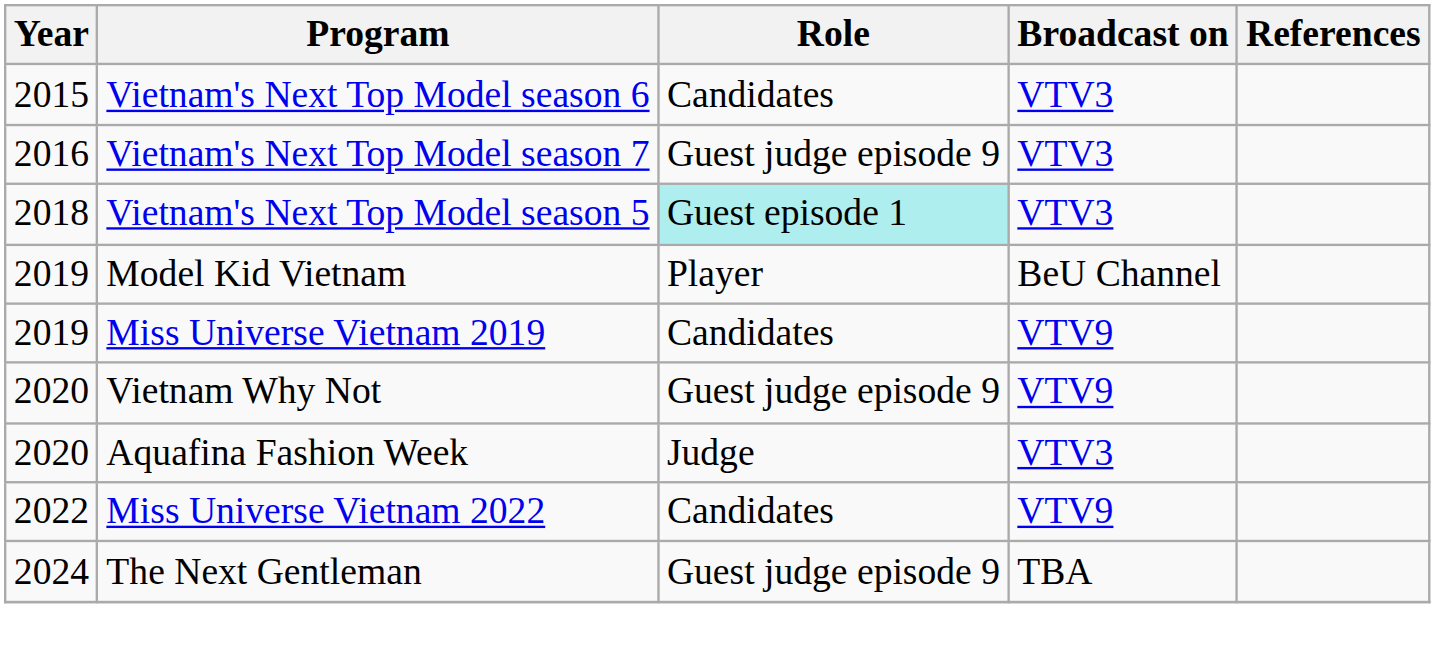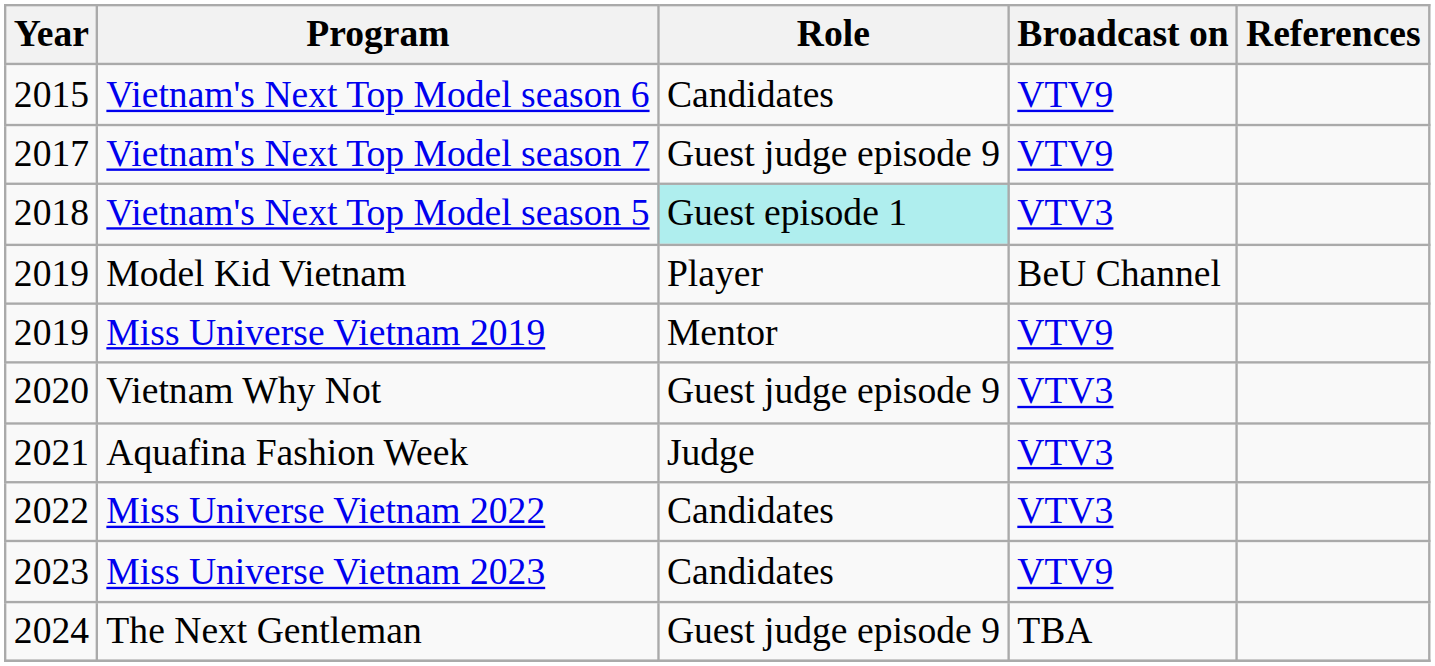(1065, 93) VTV3 -> (1065, 93) VTV9
(51, 153) 2016 -> (51, 153) 2017
(1065, 153) VTV3 -> (1065, 153) VTV9
(750, 332) Candidates -> (722, 332) Mentor
(1065, 392) VTV9 -> (1065, 392) VTV3
(51, 451) 2020 -> (51, 451) 2021
(1065, 511) VTV9 -> (1065, 511) VTV3
+ row: (326, 570)
